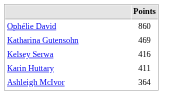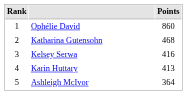+ column: (17, 12)
(145, 40) 469 -> (168, 40) 468
(145, 68) 411 -> (168, 68) 413
